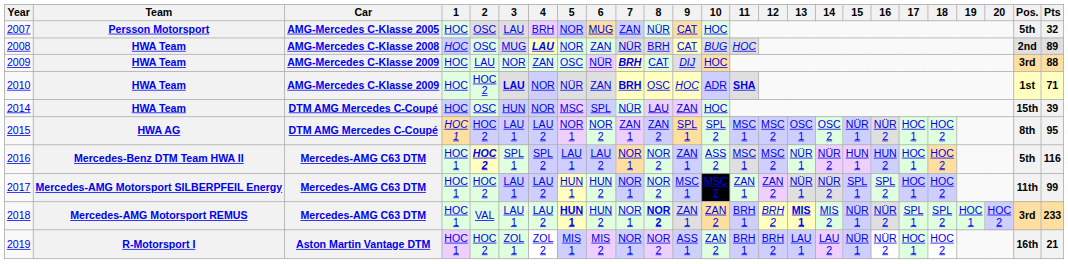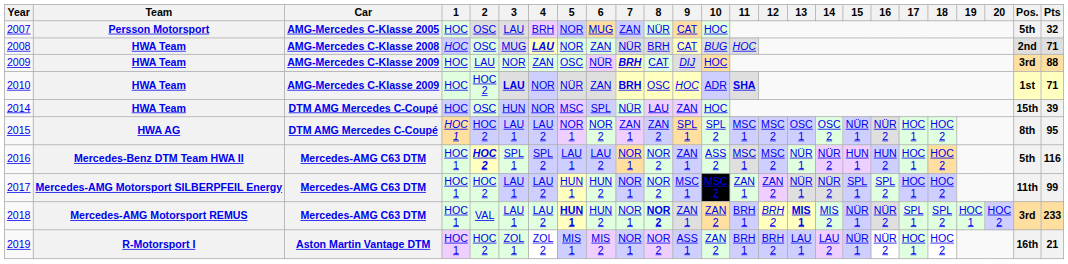(1052, 46) 89 -> (1052, 46) 71
